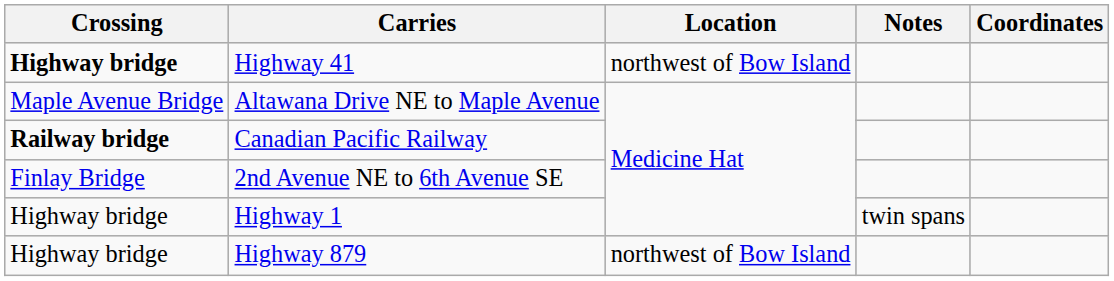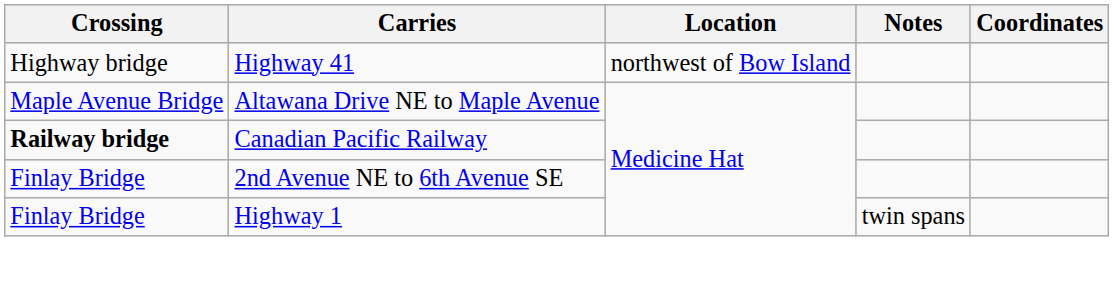(94, 62) bold -> (89, 62) normal
(89, 216) Highway bridge -> (78, 216) Finlay Bridge
- row: (300, 255)
